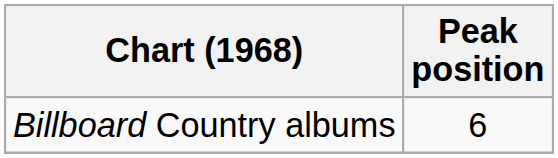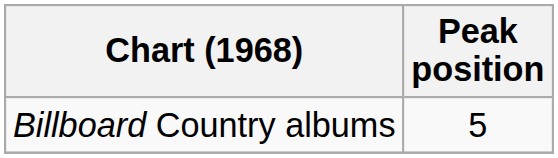(478, 124) 6 -> (478, 124) 5
